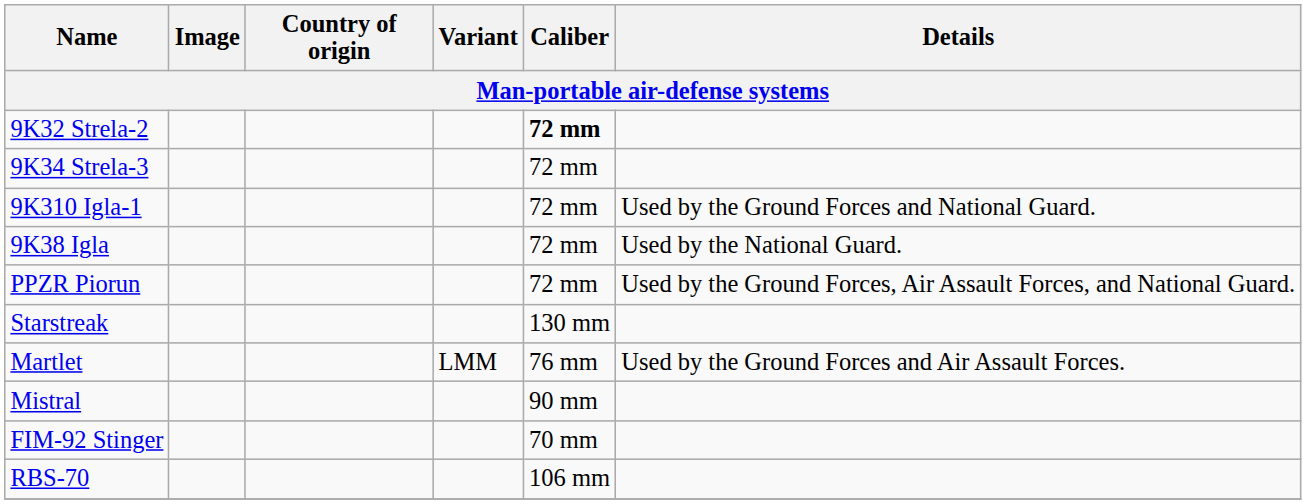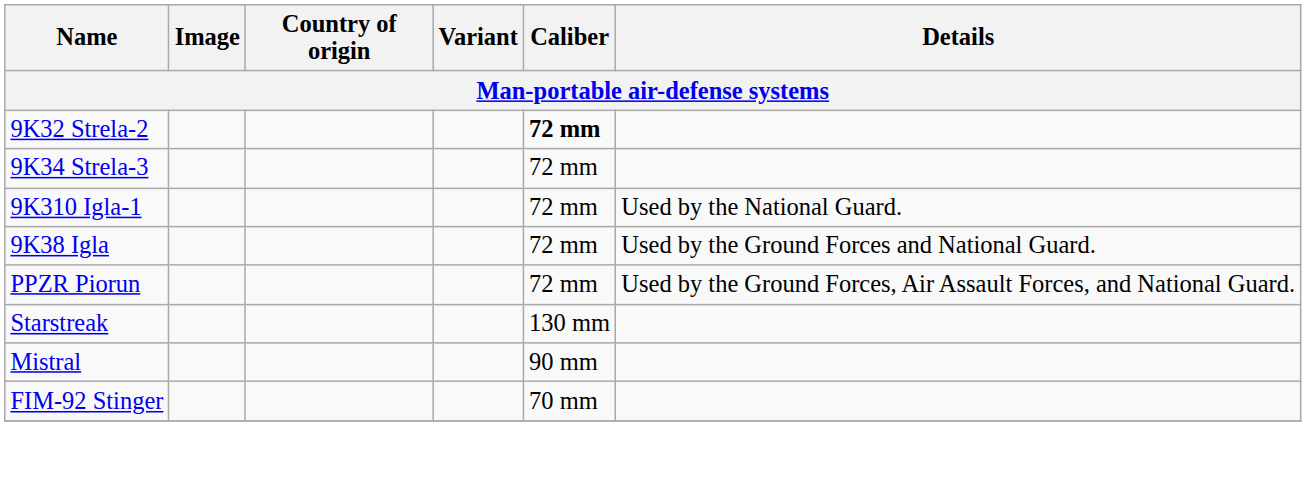(859, 206) Used by the Ground Forces and National Guard. -> (762, 206) Used by the National Guard.
(762, 245) Used by the National Guard. -> (859, 245) Used by the Ground Forces and National Guard.
- row: (46, 362)
- row: (50, 478)
